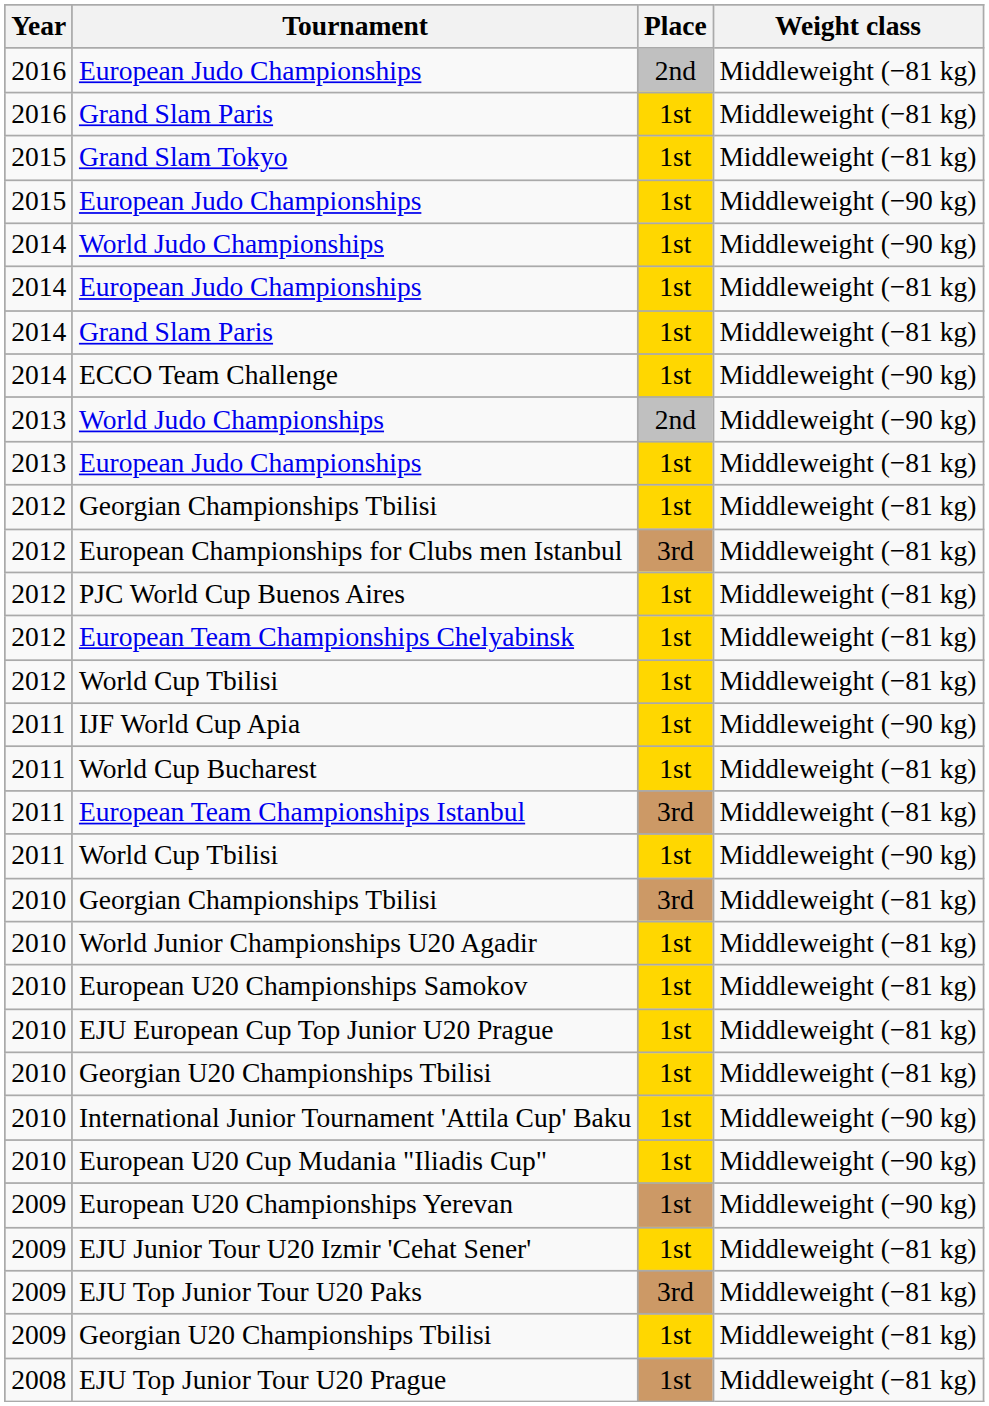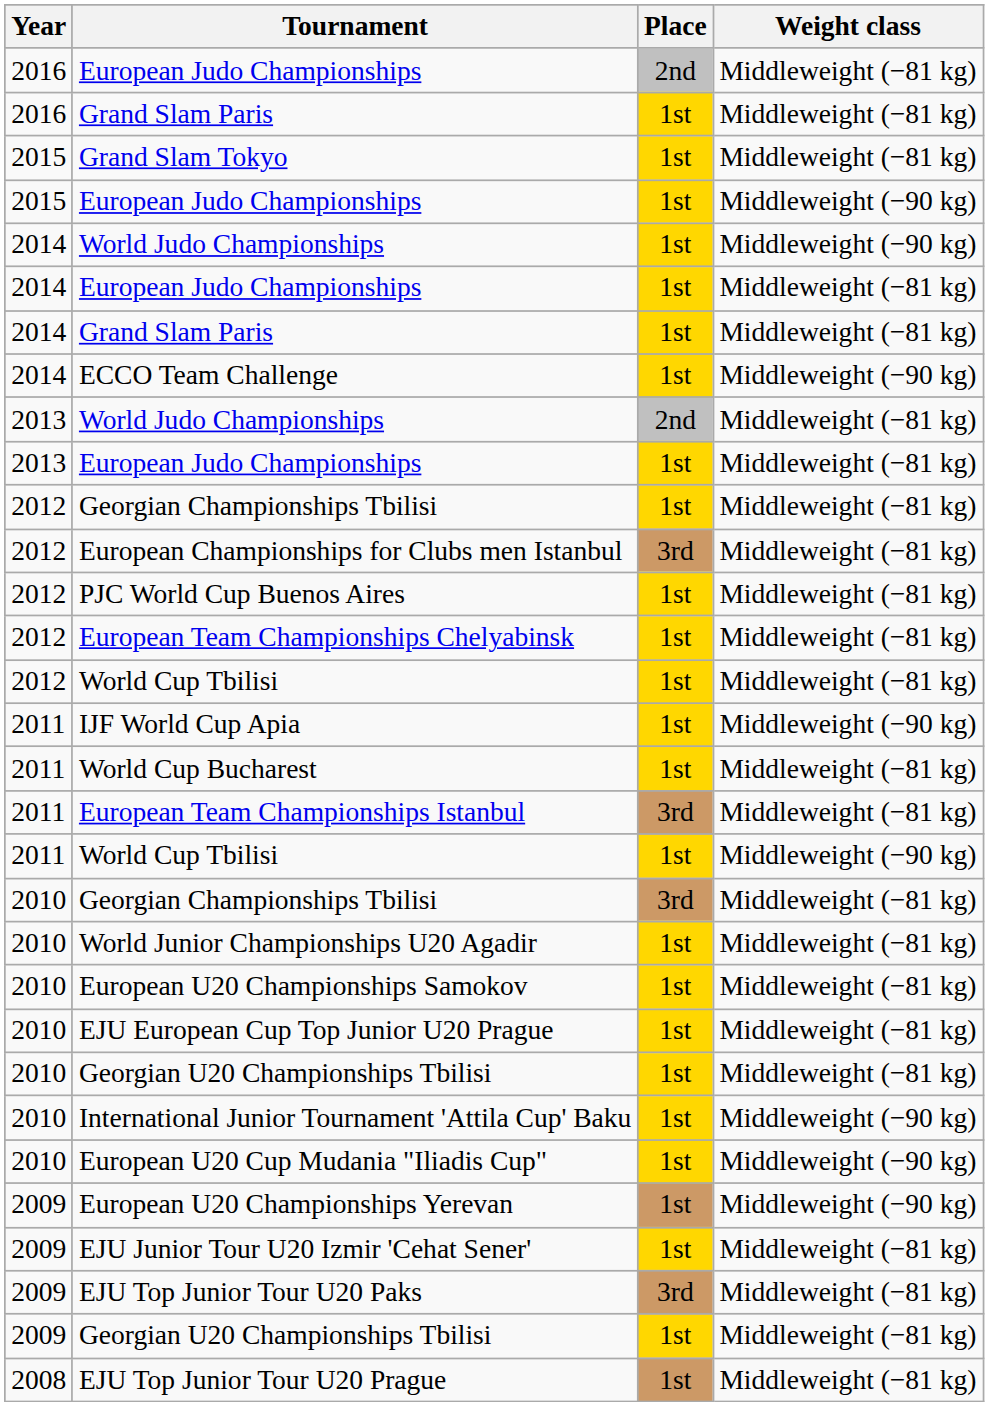(848, 419) Middleweight (−90 kg) -> (848, 419) Middleweight (−81 kg)
